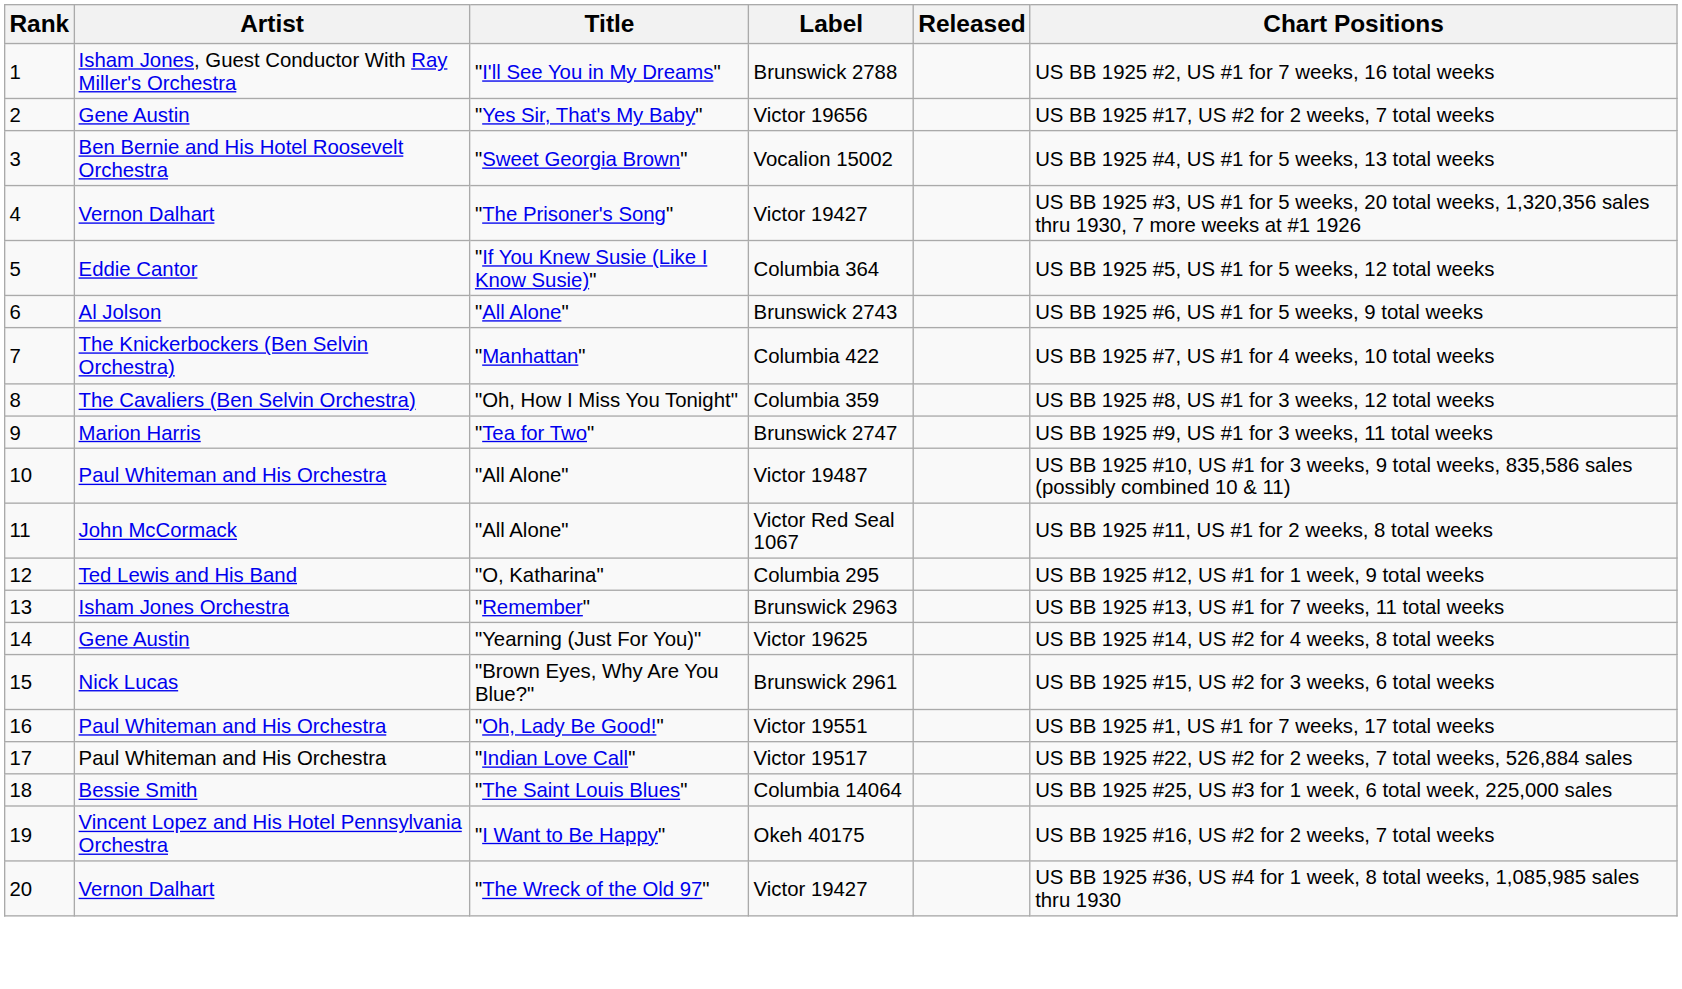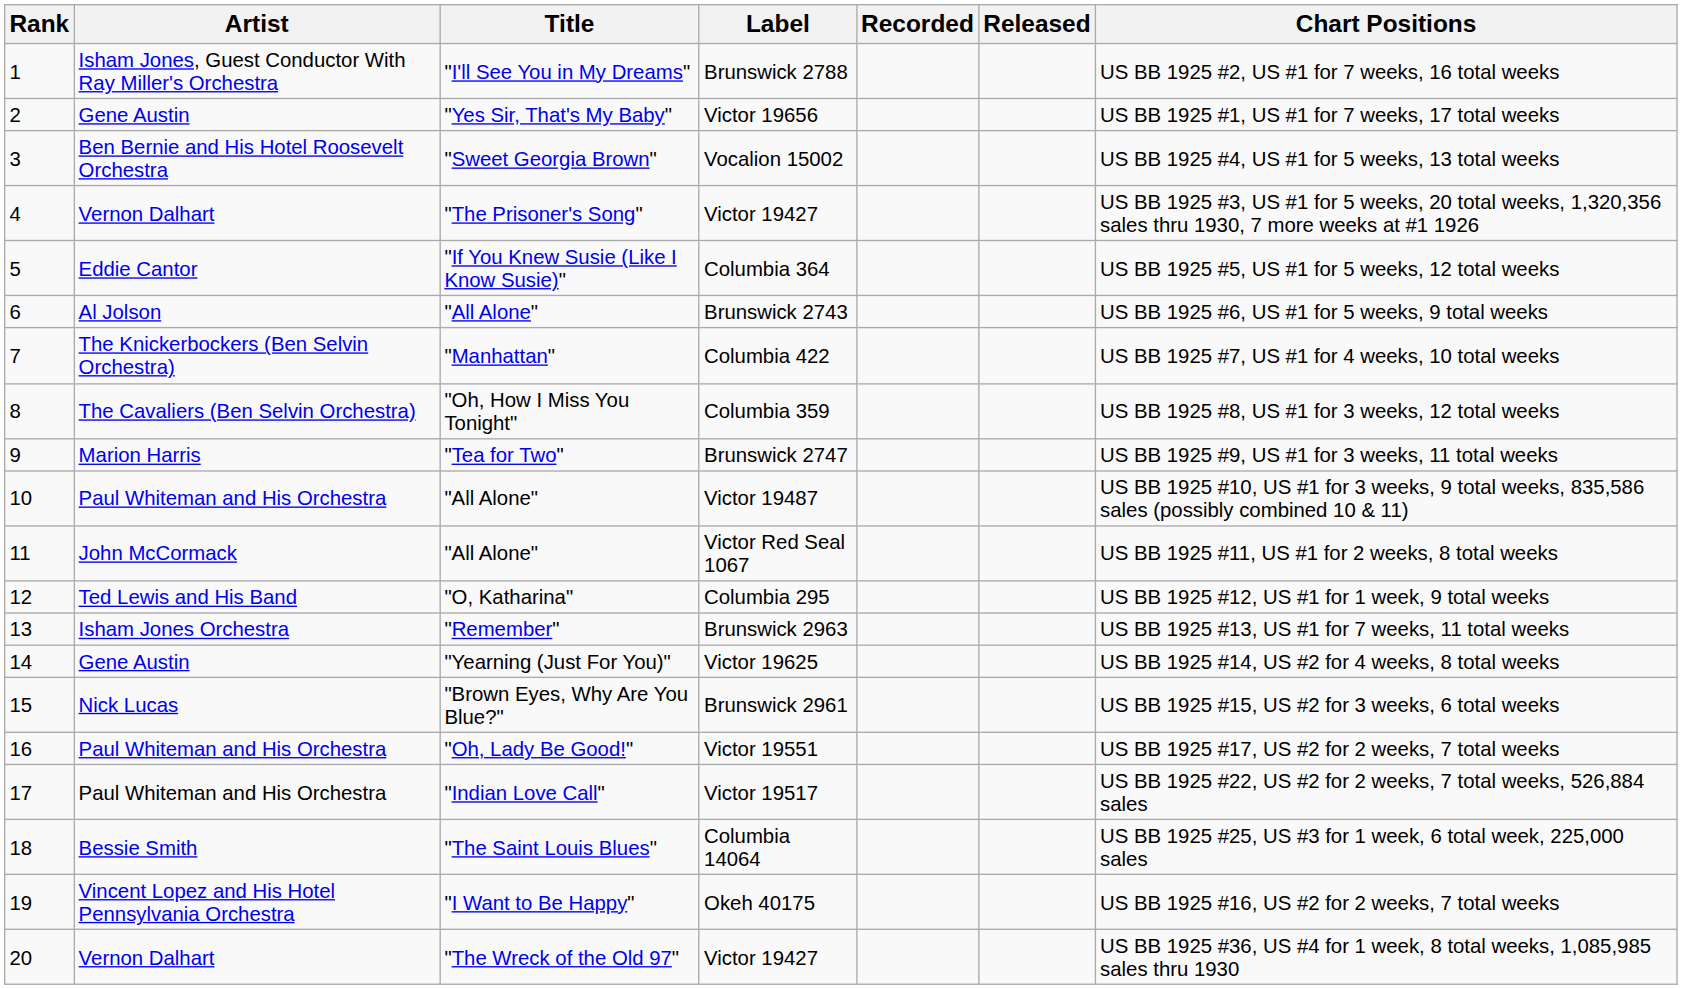+ column: (917, 24)
(1265, 115) US BB 1925 #17, US #2 for 2 weeks, 7 total weeks -> (1330, 115) US BB 1925 #1, US #1 for 7 weeks, 17 total weeks
(1265, 726) US BB 1925 #1, US #1 for 7 weeks, 17 total weeks -> (1330, 749) US BB 1925 #17, US #2 for 2 weeks, 7 total weeks
